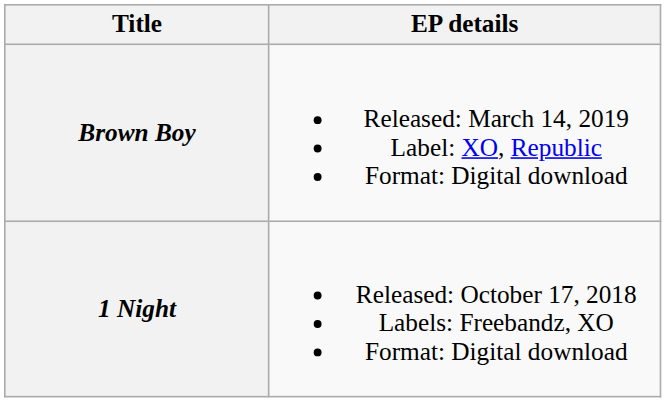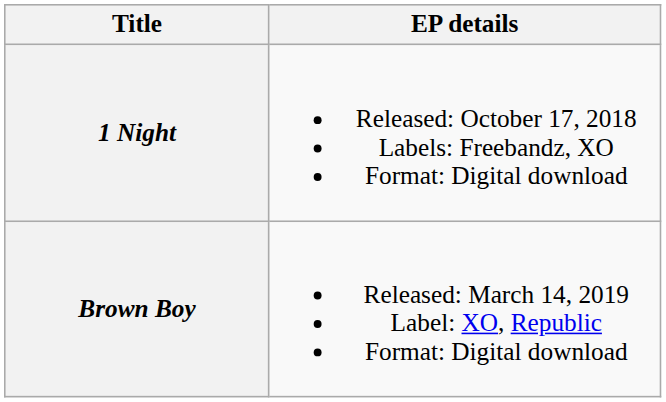rows swapped: (137, 308) <-> (137, 132)
